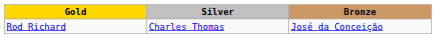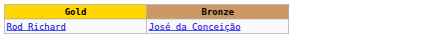- column: (218, 12)
